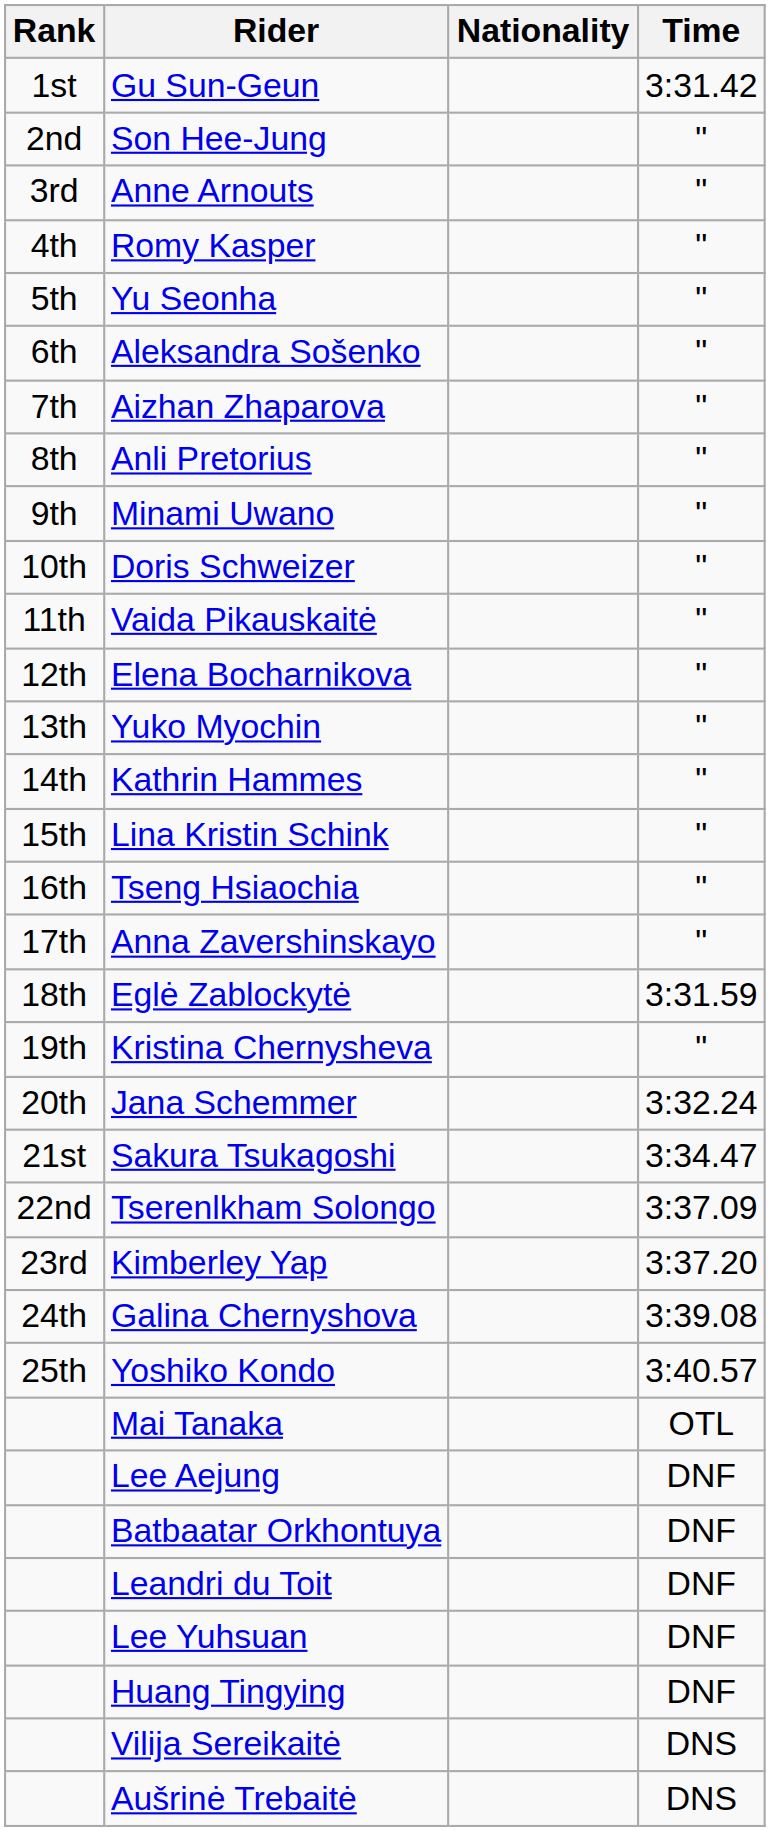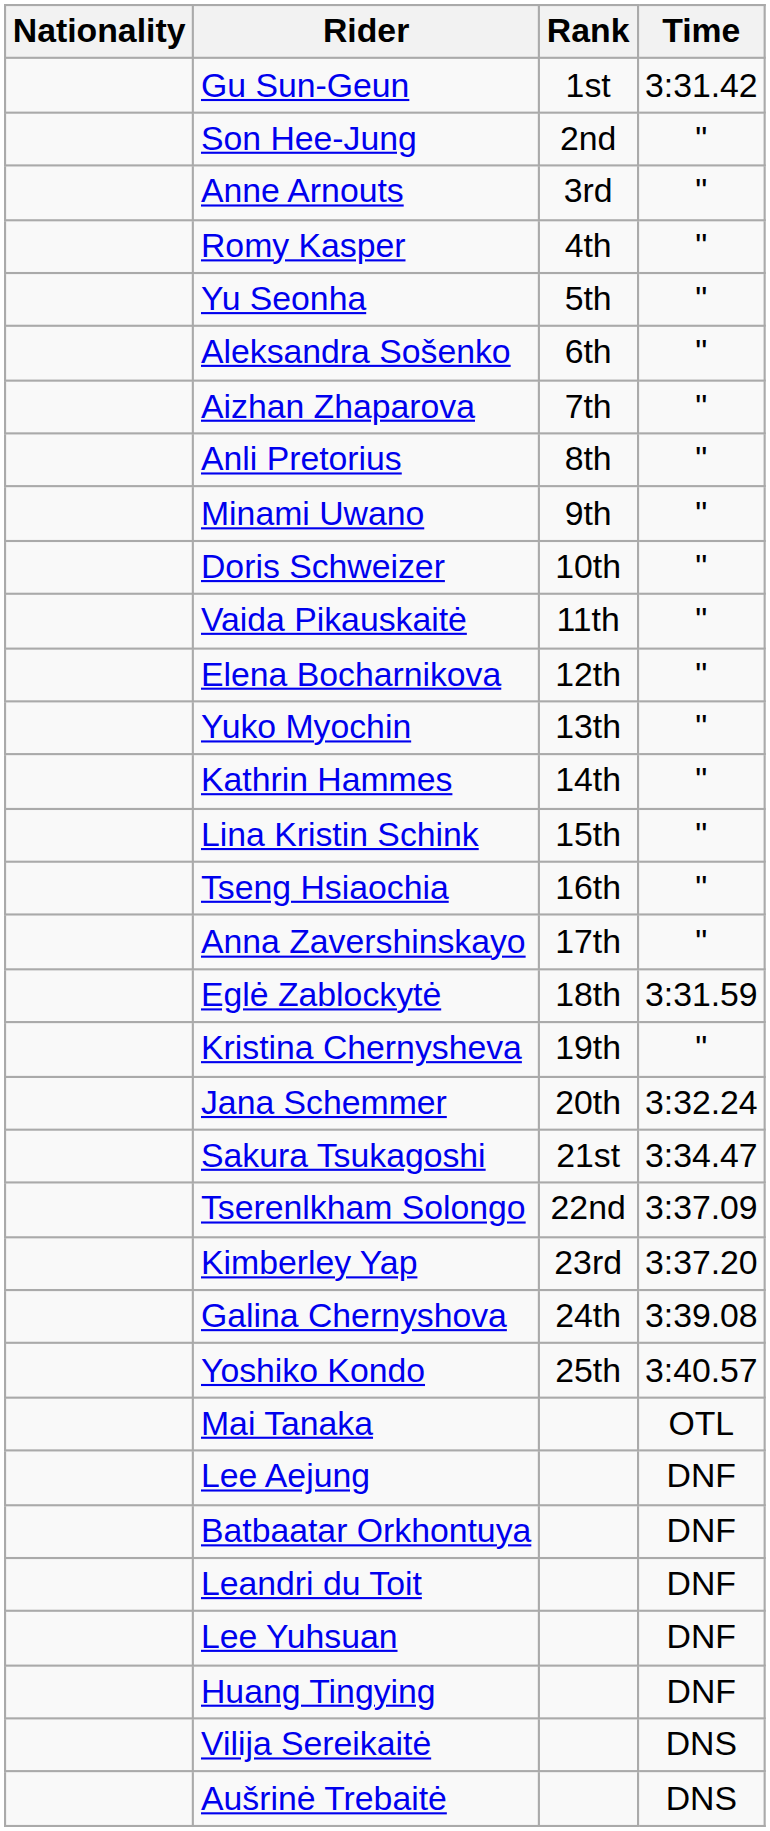columns swapped: (54, 31) <-> (543, 31)
